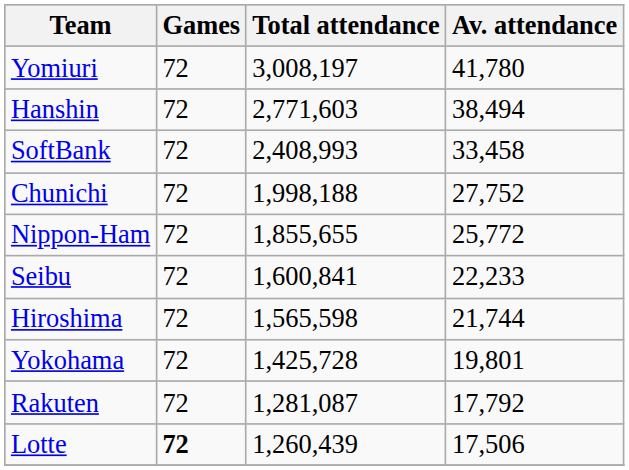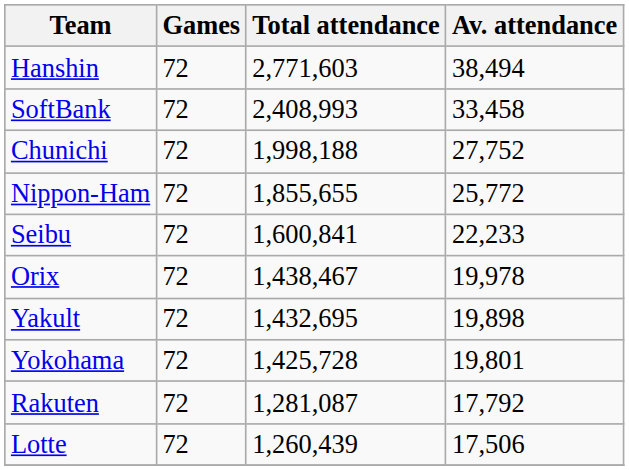- row: (54, 67)
- row: (67, 318)
+ row: (35, 276)
+ row: (46, 318)
(176, 444) bold -> (176, 444) normal
